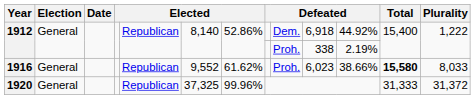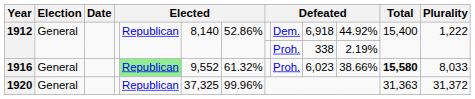(150, 67) no background -> (150, 67) lightgreen background
(243, 67) 61.62% -> (243, 67) 61.32%
(400, 85) 31,333 -> (400, 85) 31,363
